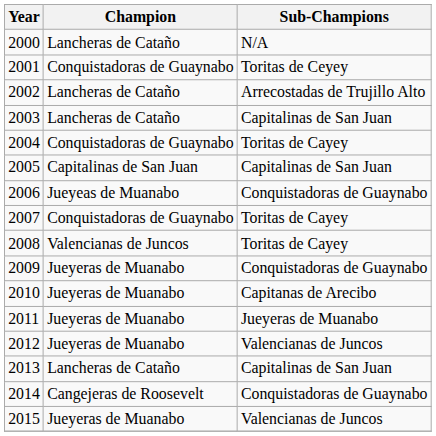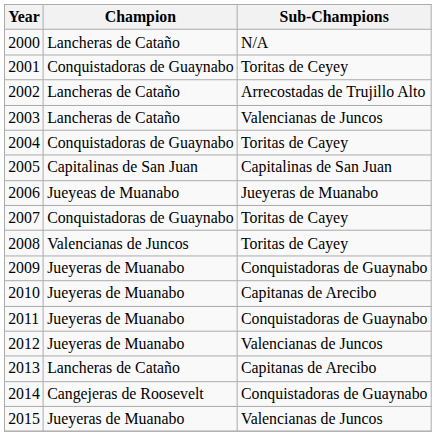(316, 117) Capitalinas de San Juan -> (312, 117) Valencianas de Juncos
(334, 192) Conquistadoras de Guaynabo -> (310, 192) Jueyeras de Muanabo
(310, 318) Jueyeras de Muanabo -> (334, 318) Conquistadoras de Guaynabo
(316, 368) Capitalinas de San Juan -> (309, 368) Capitanas de Arecibo
